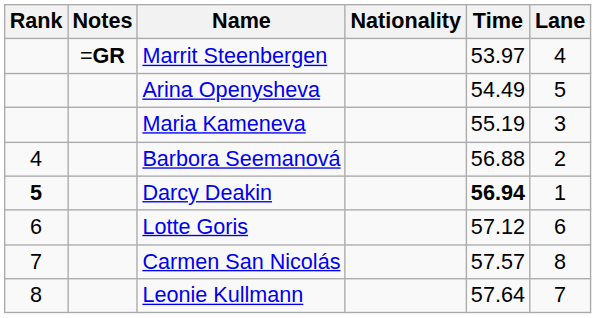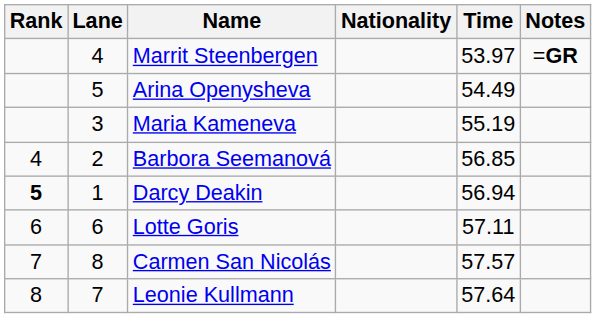columns swapped: (560, 21) <-> (102, 21)
(498, 158) 56.88 -> (488, 158) 56.85
(498, 192) bold -> (488, 192) normal
(498, 227) 57.12 -> (488, 227) 57.11
